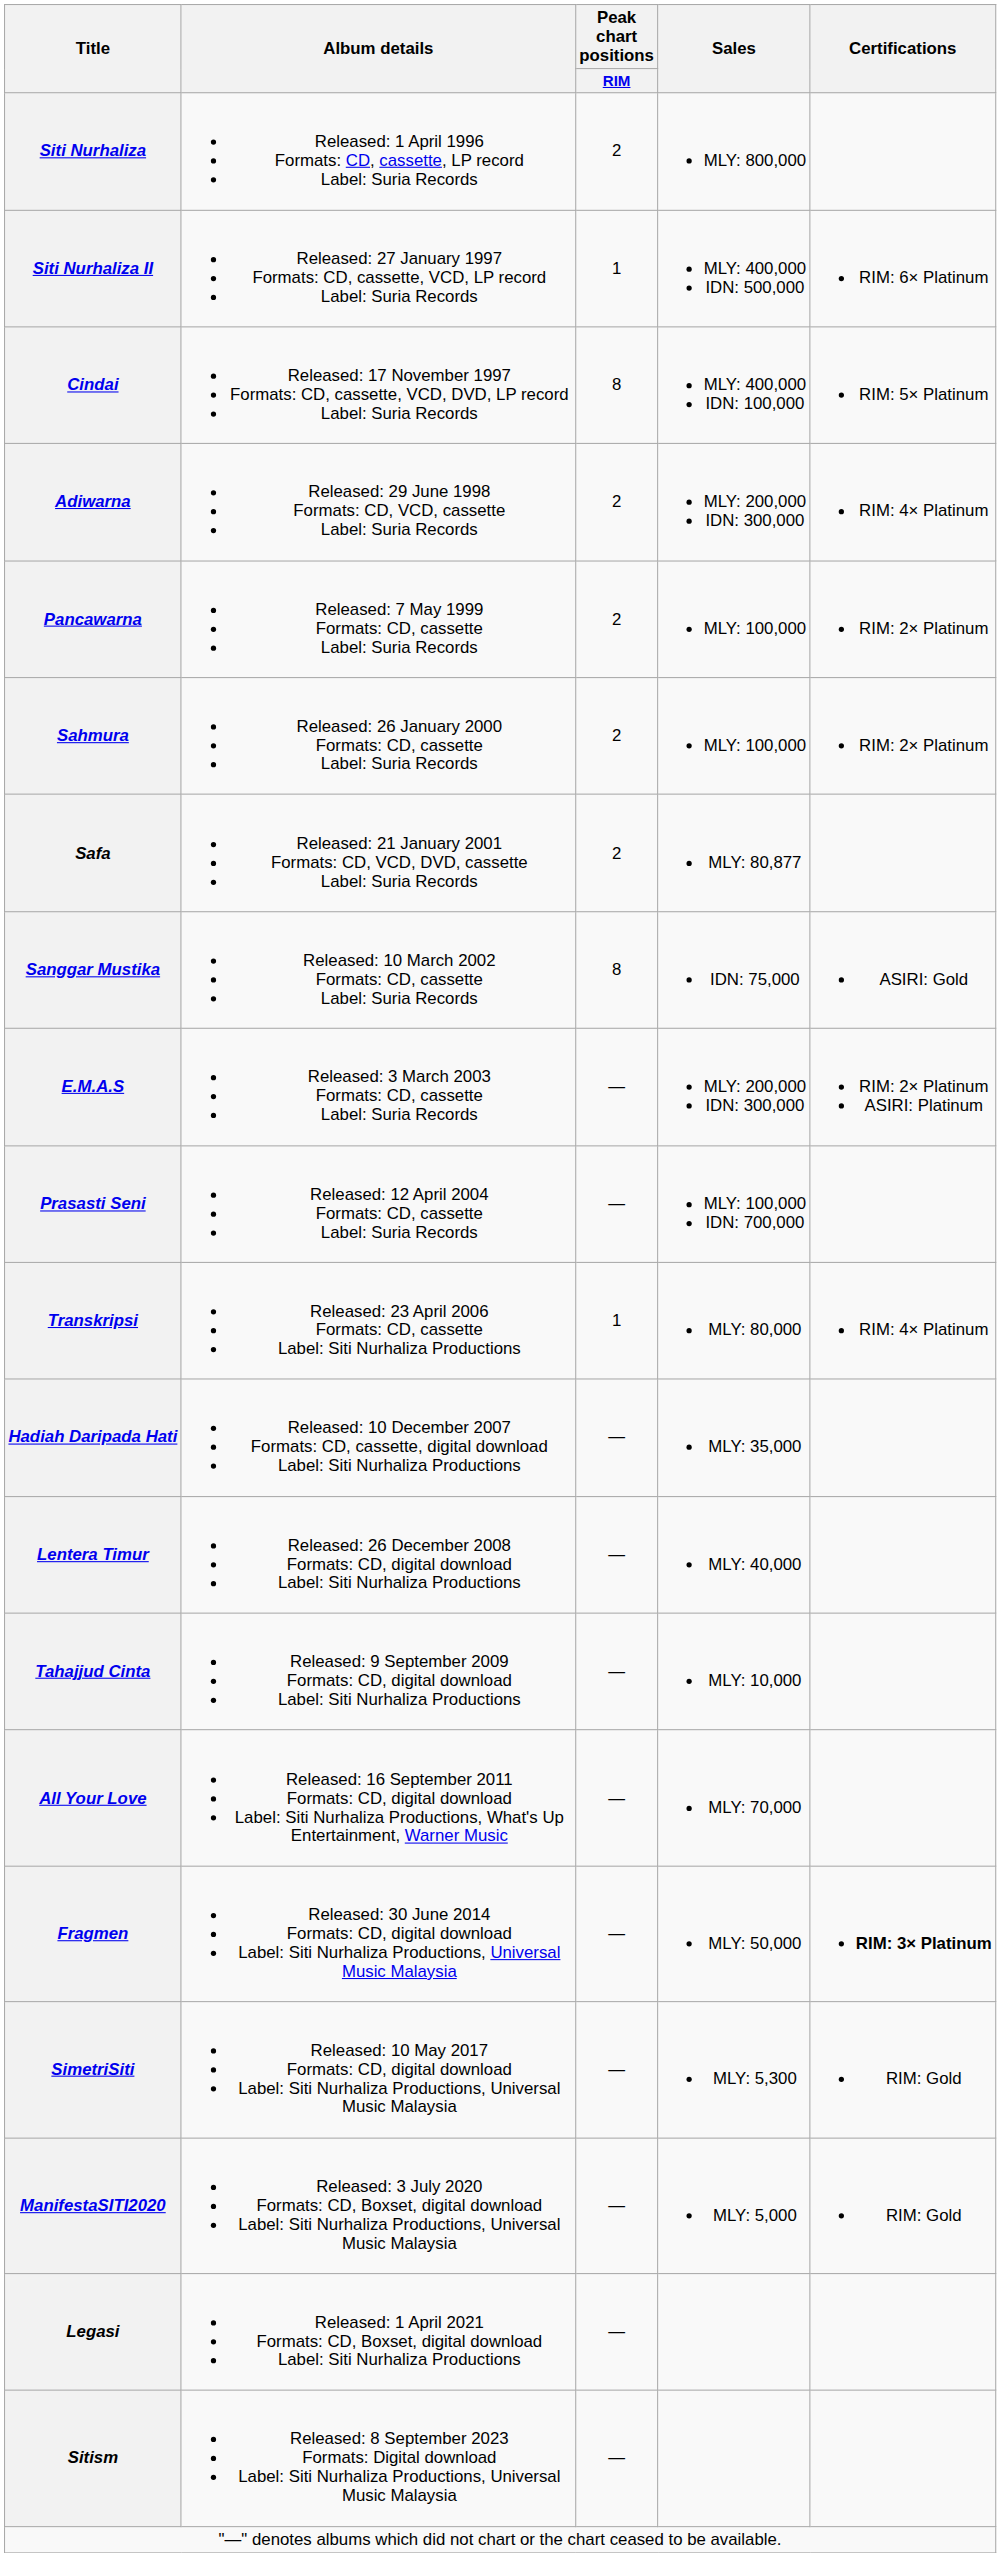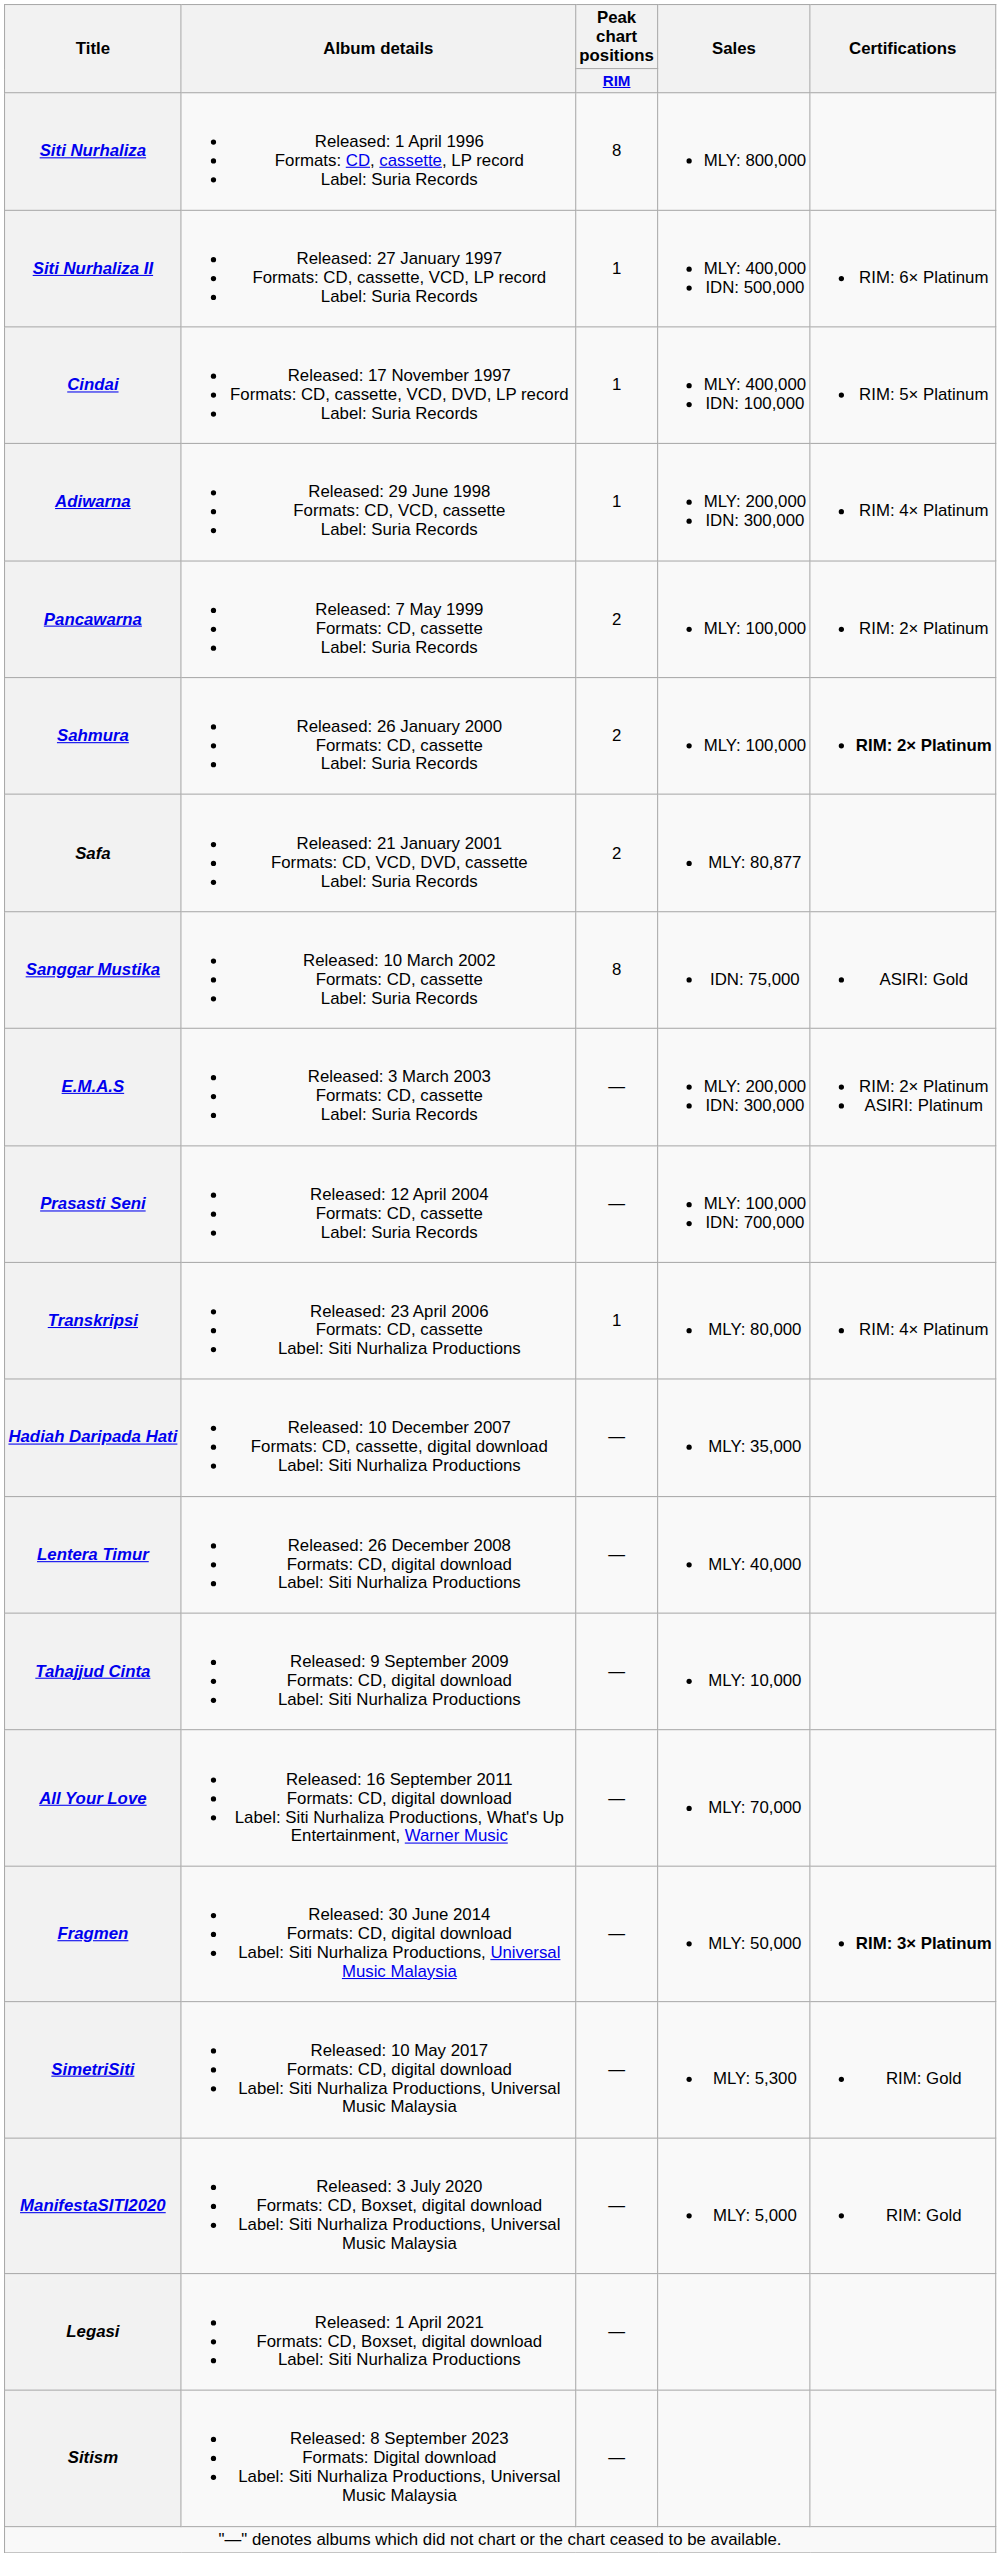(617, 151) 2 -> (617, 151) 8
(617, 385) 8 -> (617, 385) 1
(617, 502) 2 -> (617, 502) 1
(903, 745) normal -> (903, 745) bold
